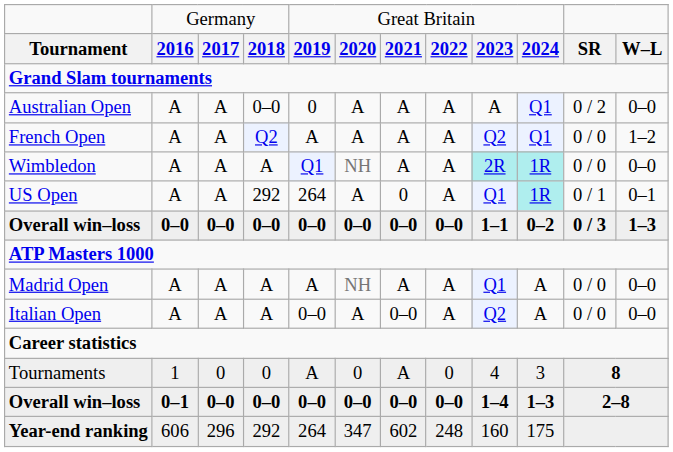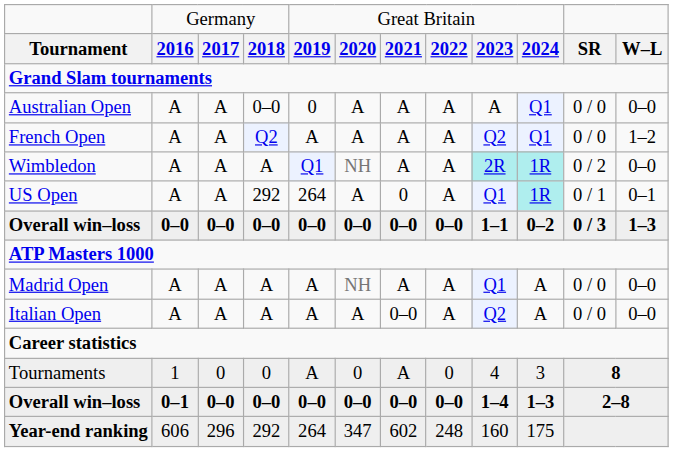(590, 107) 0 / 2 -> (590, 107) 0 / 0
(590, 166) 0 / 0 -> (590, 166) 0 / 2
(312, 313) 0–0 -> (312, 313) A
